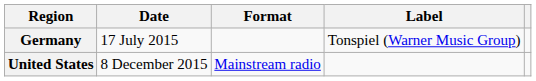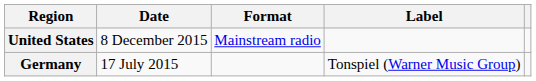rows swapped: (51, 40) <-> (51, 64)
